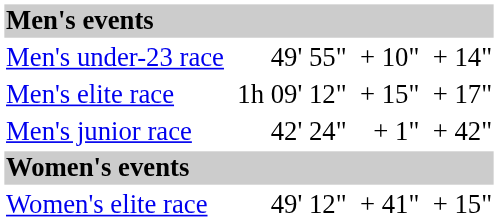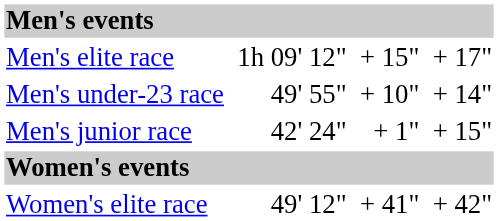rows swapped: (90, 94) <-> (115, 57)
(462, 130) + 42" -> (462, 130) + 15"
(462, 204) + 15" -> (462, 204) + 42"
